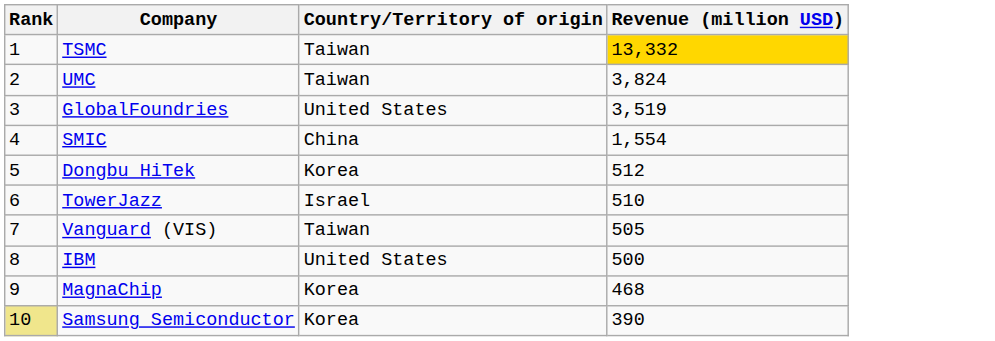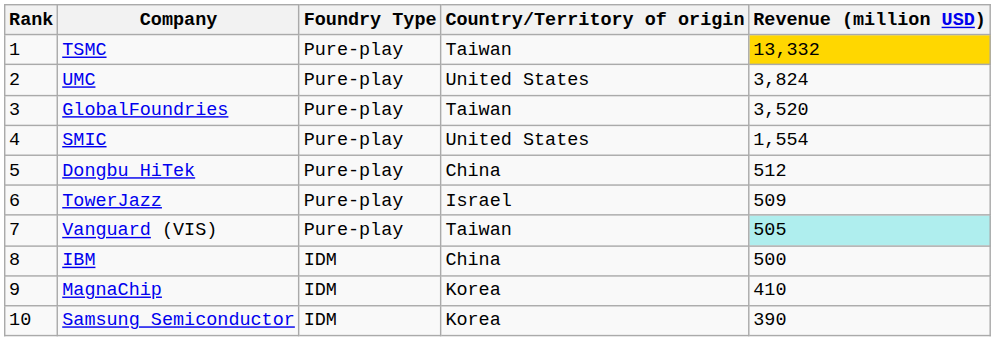+ column: (370, 20)
(337, 80) Taiwan -> (517, 80) United States
(376, 110) United States -> (479, 110) Taiwan
(639, 110) 3,519 -> (781, 110) 3,520
(331, 140) China -> (517, 140) United States
(331, 170) Korea -> (473, 170) China
(628, 200) 510 -> (770, 200) 509
(628, 230) no background -> (770, 230) paleturquoise background
(376, 260) United States -> (473, 260) China
(628, 291) 468 -> (770, 291) 410
(20, 321) khaki background -> (20, 321) no background
